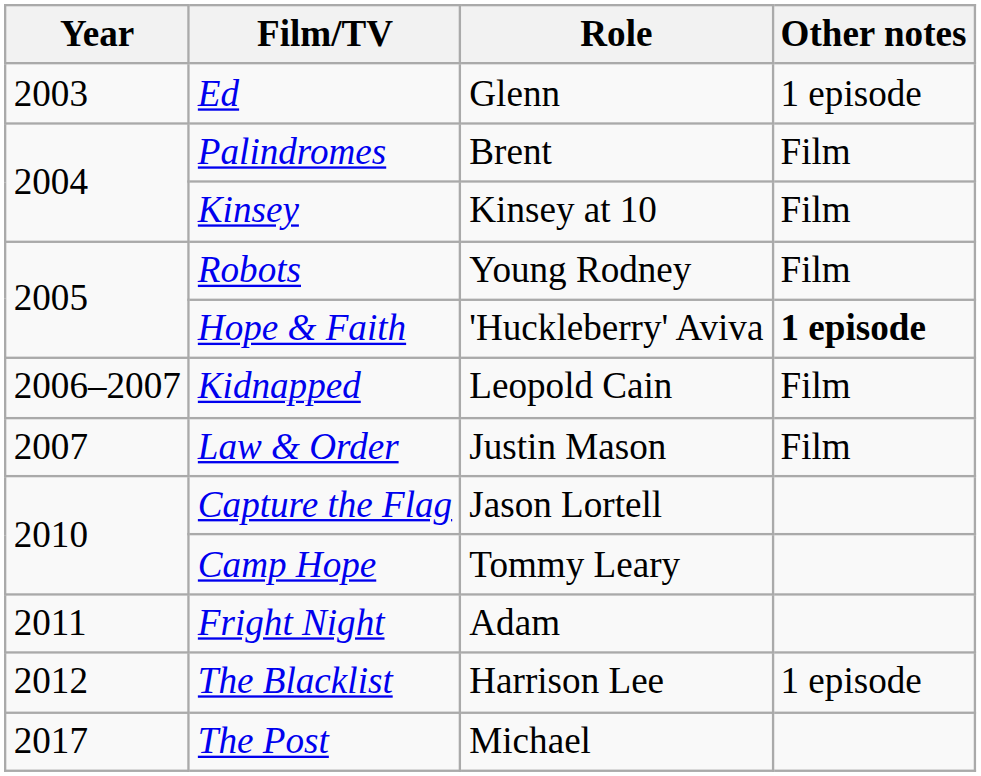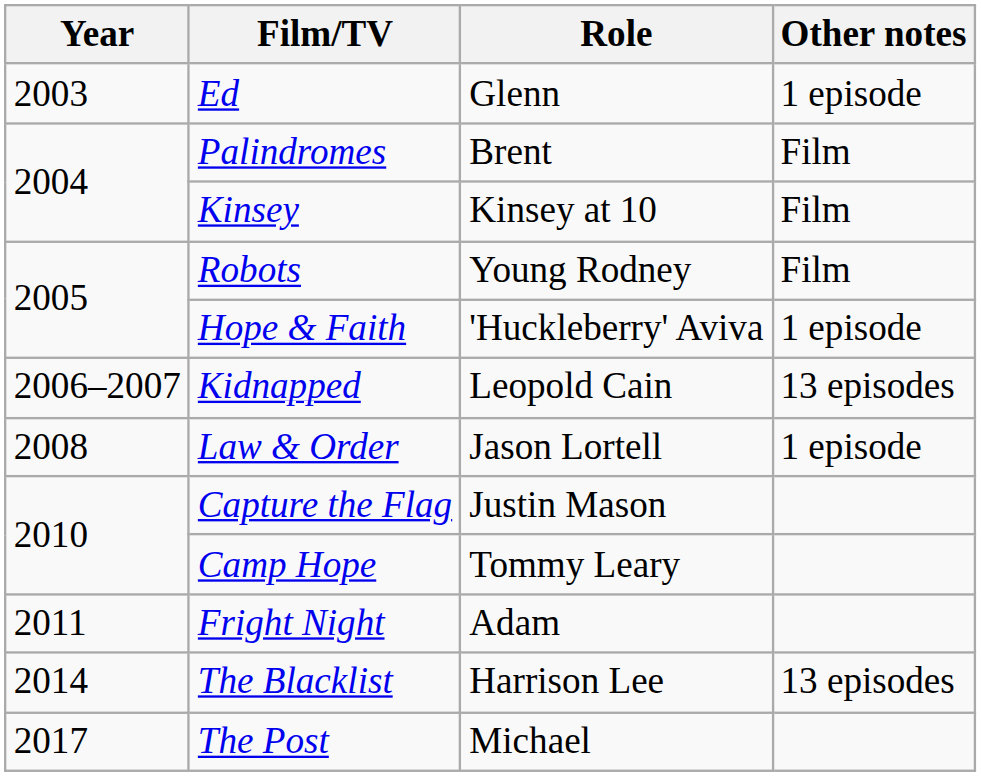(853, 328) bold -> (851, 328) normal
(816, 387) Film -> (868, 387) 13 episodes
(51, 446) 2007 -> (51, 446) 2008
(568, 446) Justin Mason -> (566, 446) Jason Lortell
(816, 446) Film -> (851, 446) 1 episode
(566, 504) Jason Lortell -> (568, 504) Justin Mason
(51, 681) 2012 -> (51, 681) 2014
(851, 681) 1 episode -> (868, 681) 13 episodes
